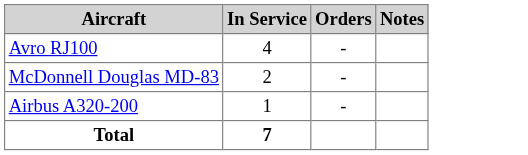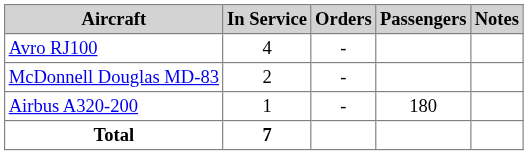+ column: (423, 18)
